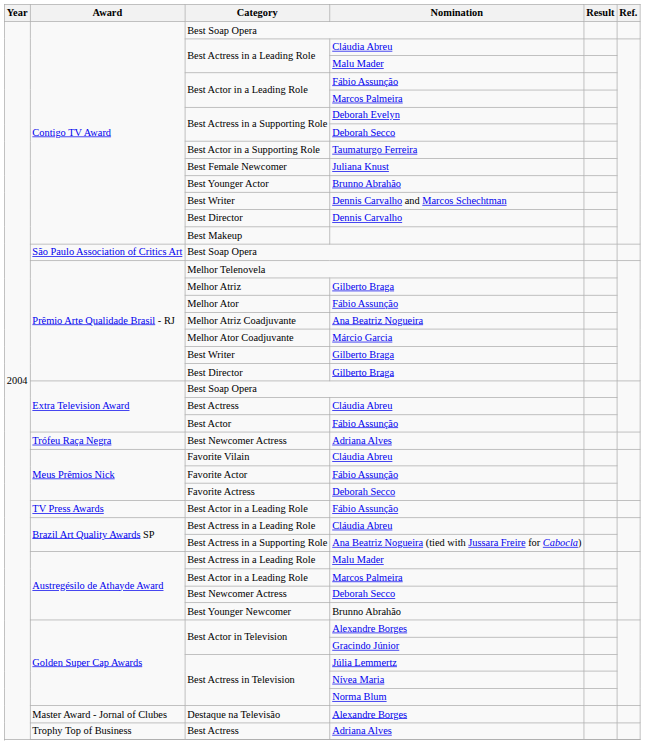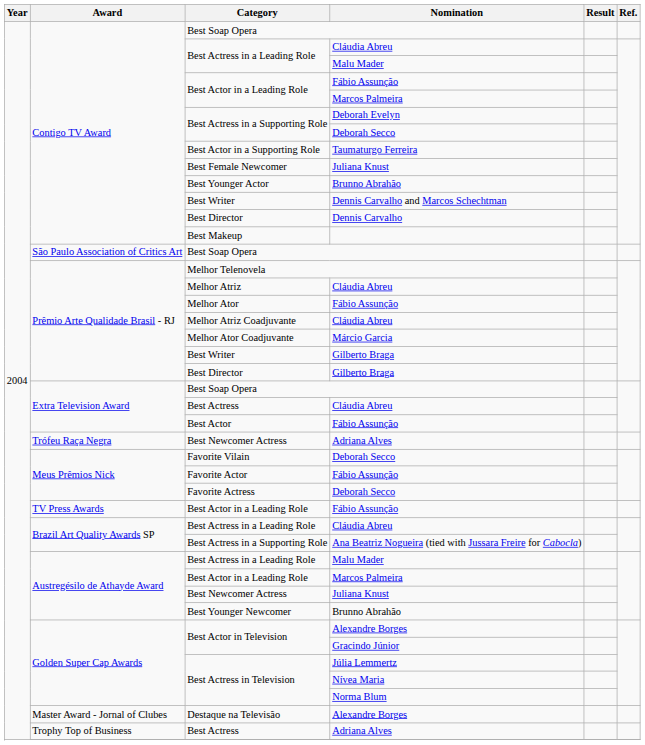(363, 287) Gilberto Braga -> (362, 287) Cláudia Abreu
(378, 321) Ana Beatriz Nogueira -> (362, 321) Cláudia Abreu
(362, 458) Cláudia Abreu -> (364, 458) Deborah Secco
(364, 594) Deborah Secco -> (361, 594) Juliana Knust
